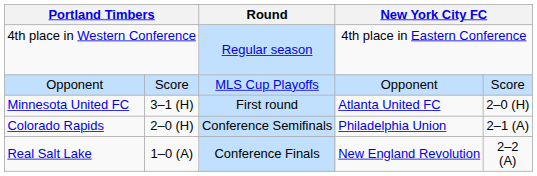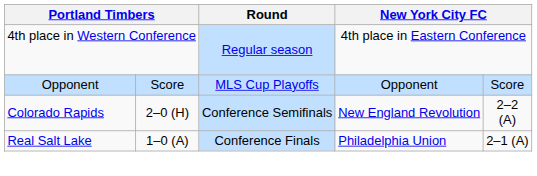- row: (68, 105)
(392, 126) Philadelphia Union -> (409, 112) New England Revolution
(508, 126) 2–1 (A) -> (507, 112) 2–2 (A)
(409, 153) New England Revolution -> (392, 140) Philadelphia Union
(508, 153) 2–2 (A) -> (507, 140) 2–1 (A)
